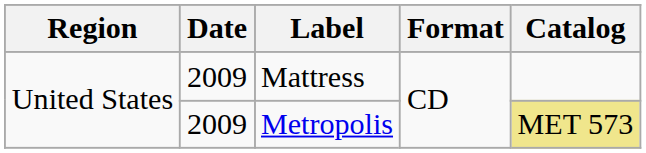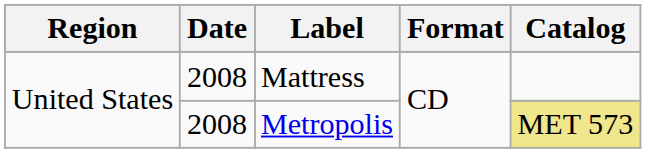(217, 76) 2009 -> (217, 76) 2008
(217, 123) 2009 -> (217, 123) 2008
